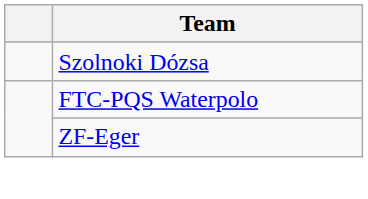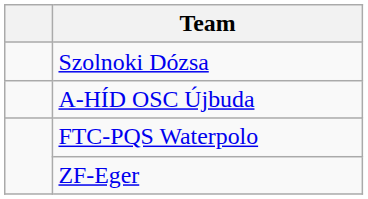+ row: (156, 99)
